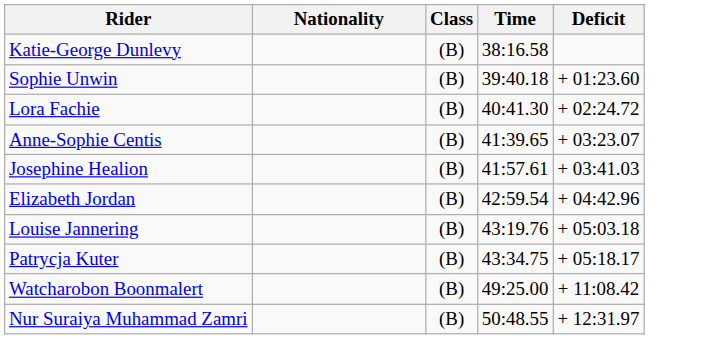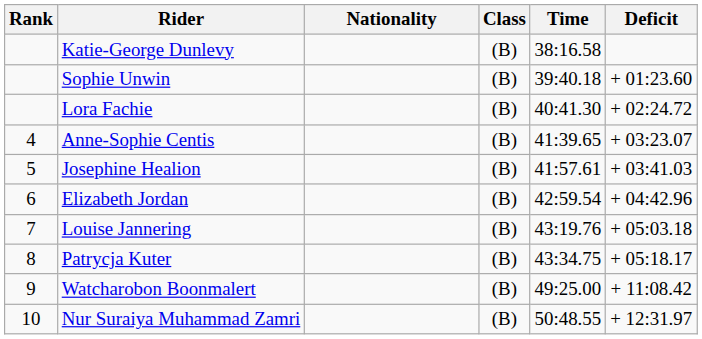+ column: (31, 19)
